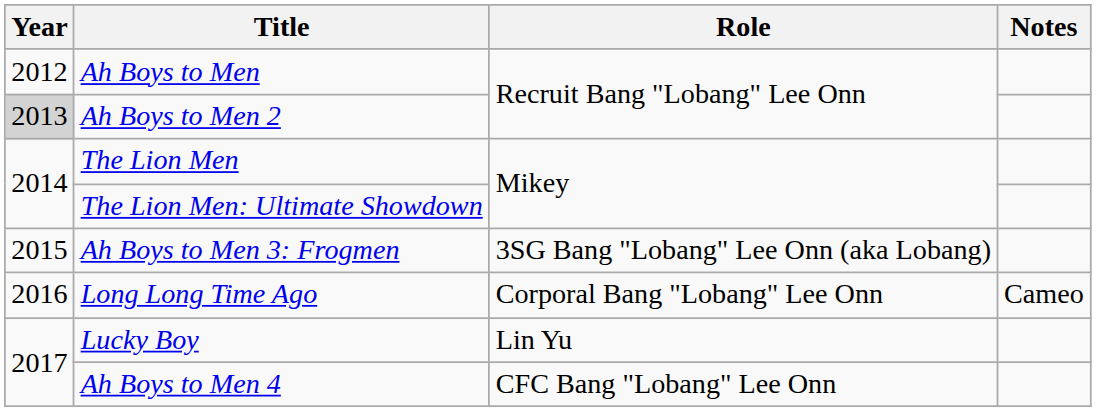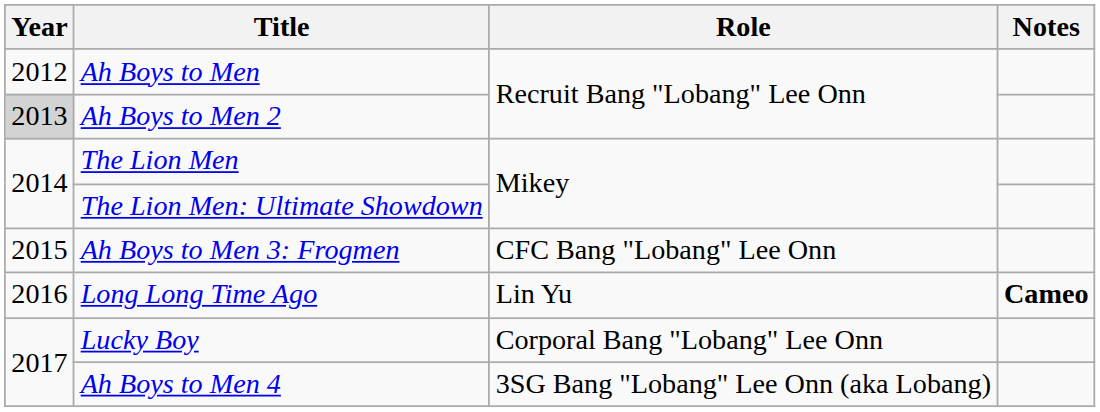(743, 250) 3SG Bang "Lobang" Lee Onn (aka Lobang) -> (666, 250) CFC Bang "Lobang" Lee Onn
(689, 294) Corporal Bang "Lobang" Lee Onn -> (534, 294) Lin Yu
(1044, 294) normal -> (1046, 294) bold
(534, 339) Lin Yu -> (689, 339) Corporal Bang "Lobang" Lee Onn
(666, 384) CFC Bang "Lobang" Lee Onn -> (743, 384) 3SG Bang "Lobang" Lee Onn (aka Lobang)
